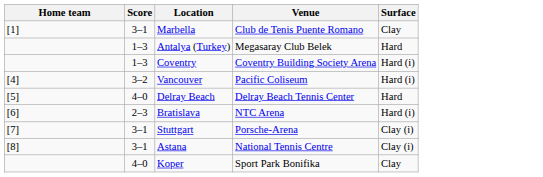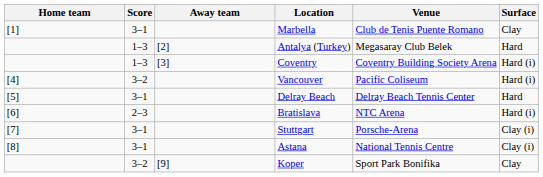+ column: (215, 12)
(140, 96) 4–0 -> (140, 96) 3–1
(140, 163) 4–0 -> (140, 163) 3–2
